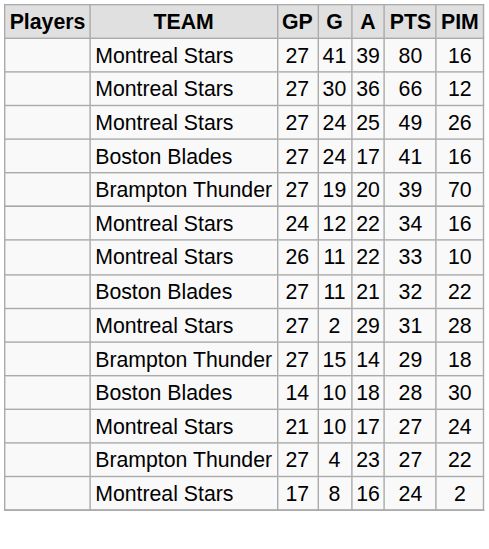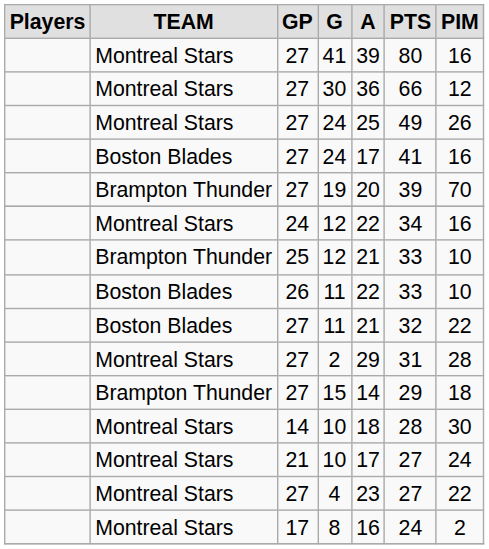+ row: (297, 258)
(164, 258) Montreal Stars -> (164, 291) Boston Blades
(164, 392) Boston Blades -> (164, 426) Montreal Stars
(184, 460) Brampton Thunder -> (164, 493) Montreal Stars
